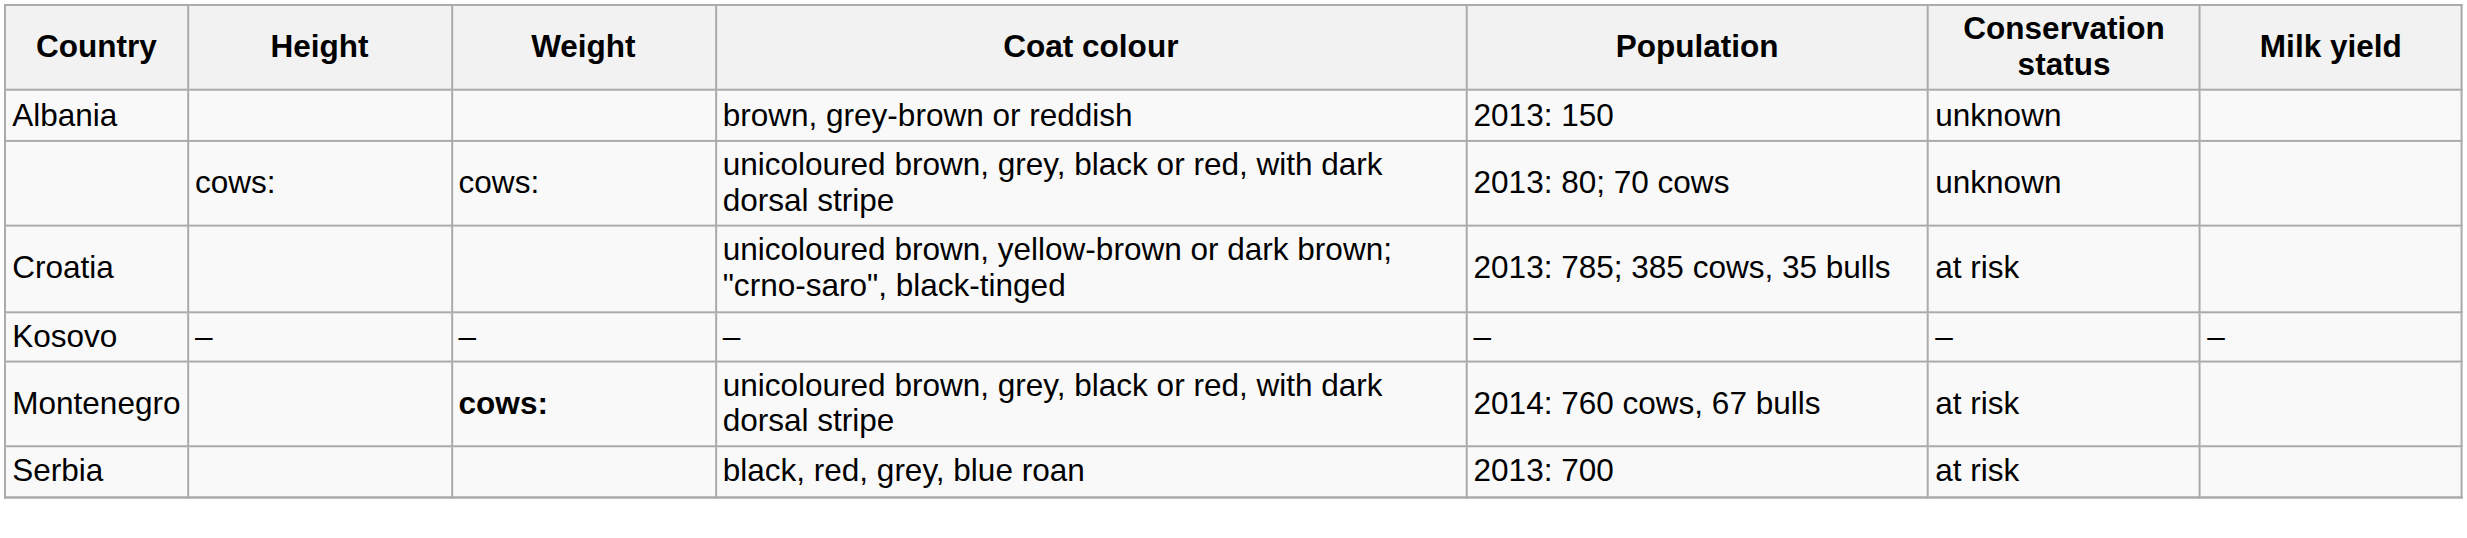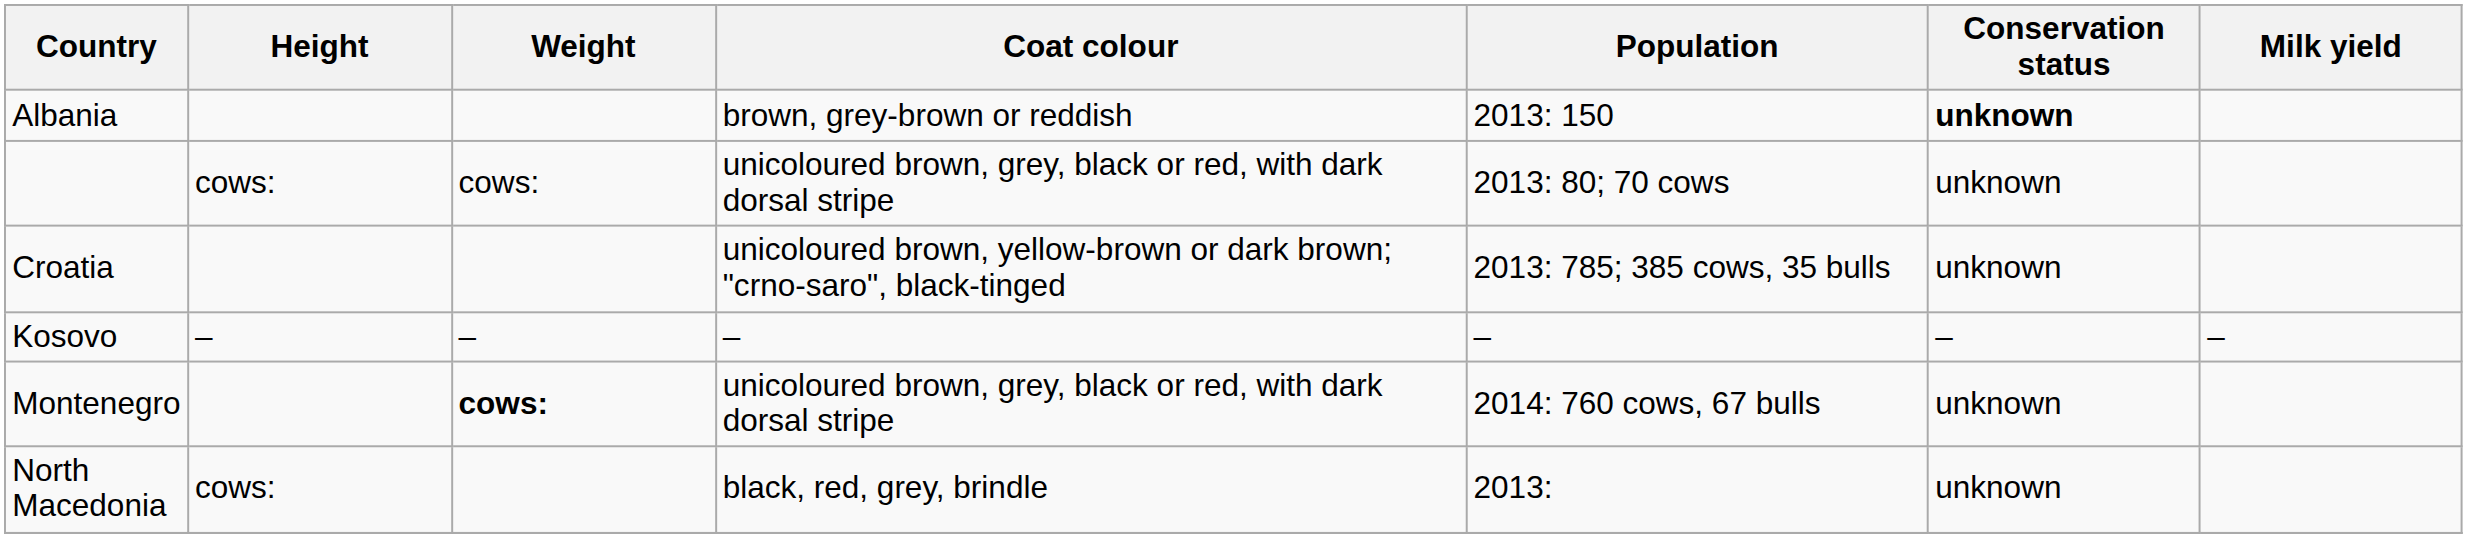(1998, 114) normal -> (2004, 114) bold
(1977, 268) at risk -> (1998, 268) unknown
(1977, 403) at risk -> (1998, 403) unknown
+ row: (89, 488)
- row: (58, 471)
